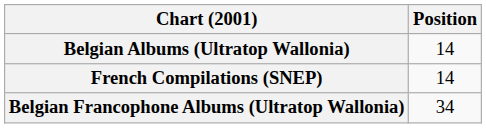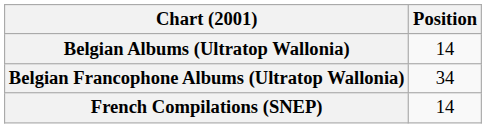rows swapped: (207, 107) <-> (207, 78)
